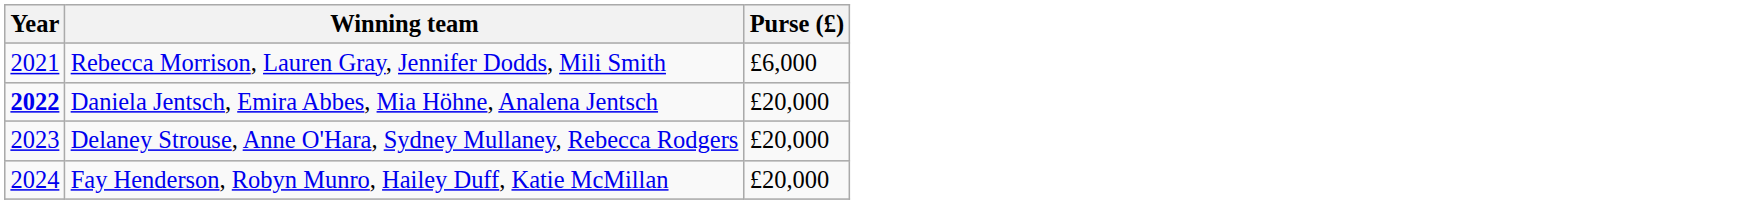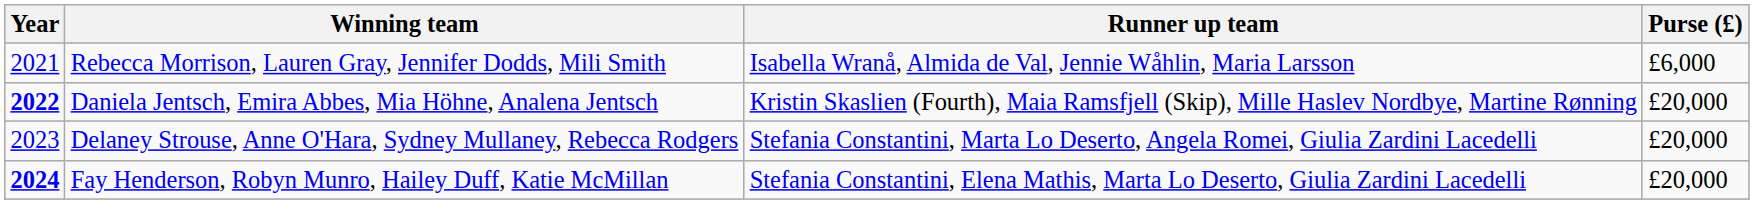+ column: (1193, 23)
(35, 179) normal -> (35, 179) bold
